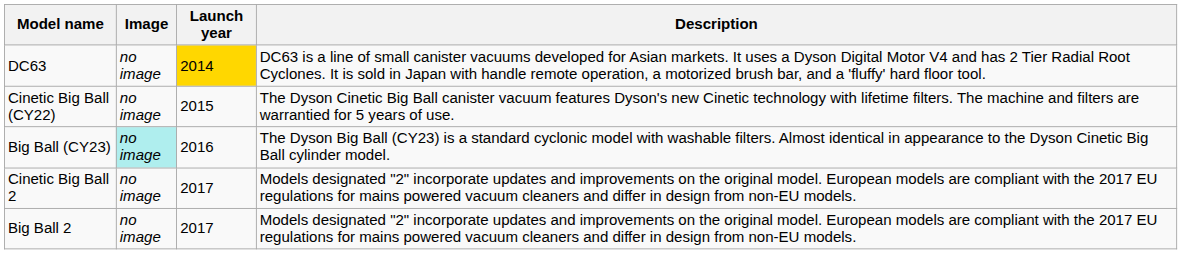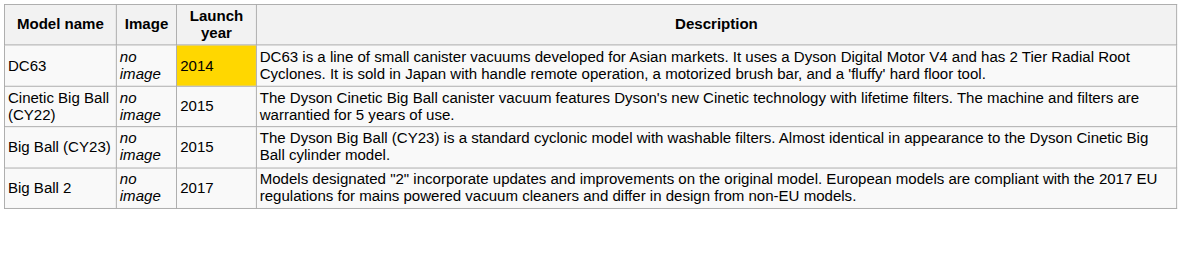(140, 147) paleturquoise background -> (140, 147) no background
(197, 147) 2016 -> (197, 147) 2015
- row: (59, 187)
